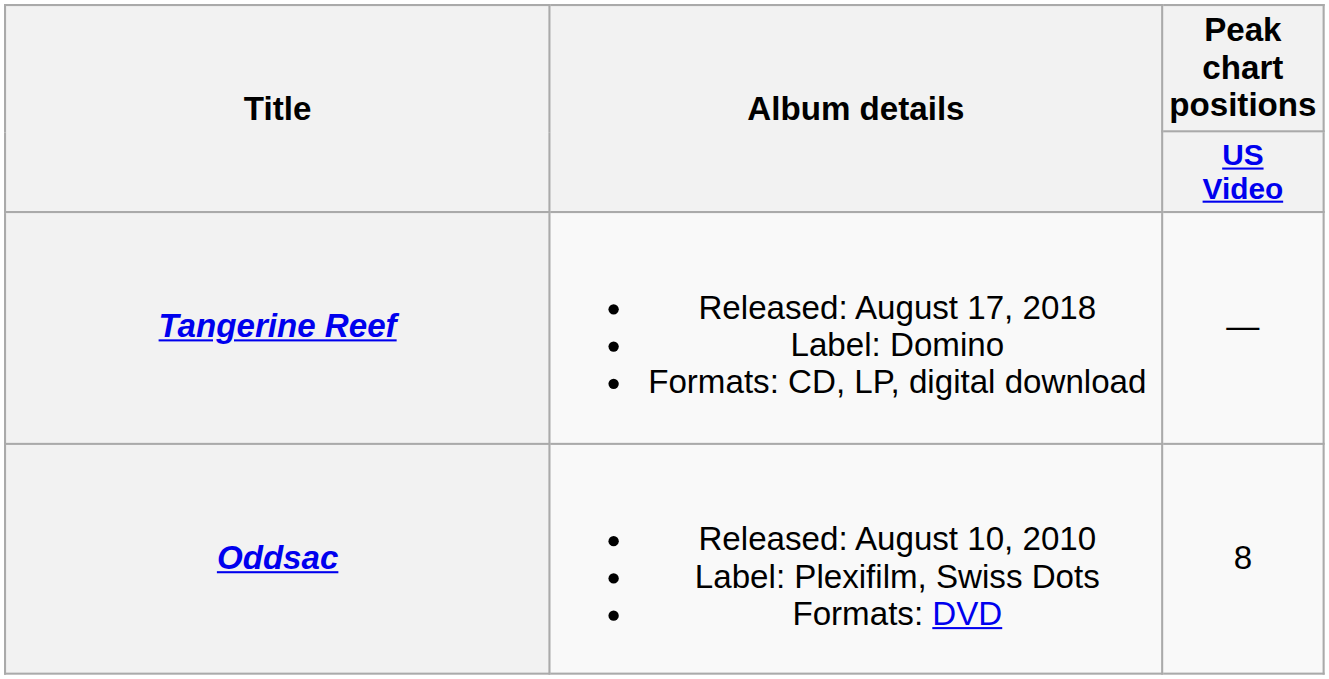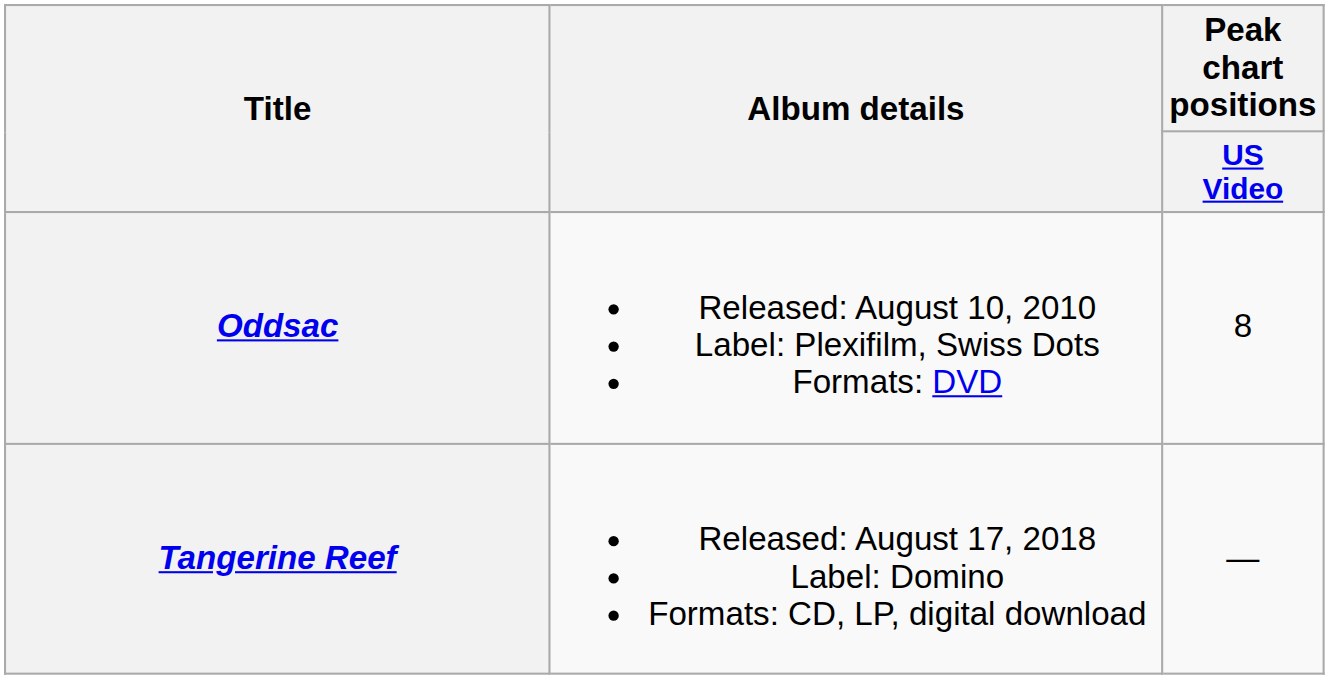rows swapped: (278, 557) <-> (278, 327)
